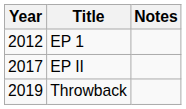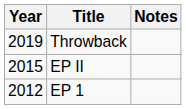rows swapped: (67, 41) <-> (89, 91)
(26, 66) 2017 -> (26, 66) 2015
